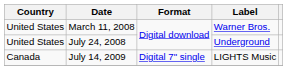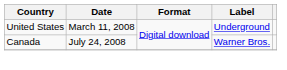(242, 27) Warner Bros. -> (242, 27) Underground
(35, 42) United States -> (23, 42) Canada
(242, 42) Underground -> (242, 42) Warner Bros.
- row: (97, 57)
